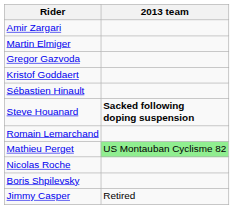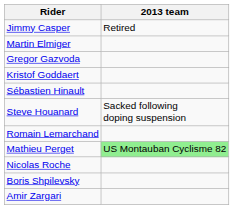rows swapped: (38, 196) <-> (34, 28)
(149, 112) bold -> (145, 112) normal
